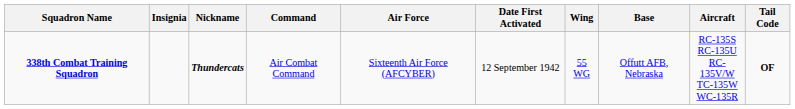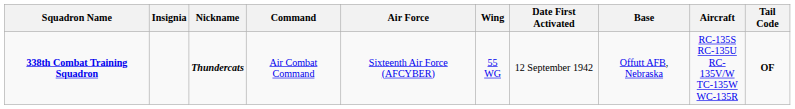columns swapped: (582, 18) <-> (520, 18)
